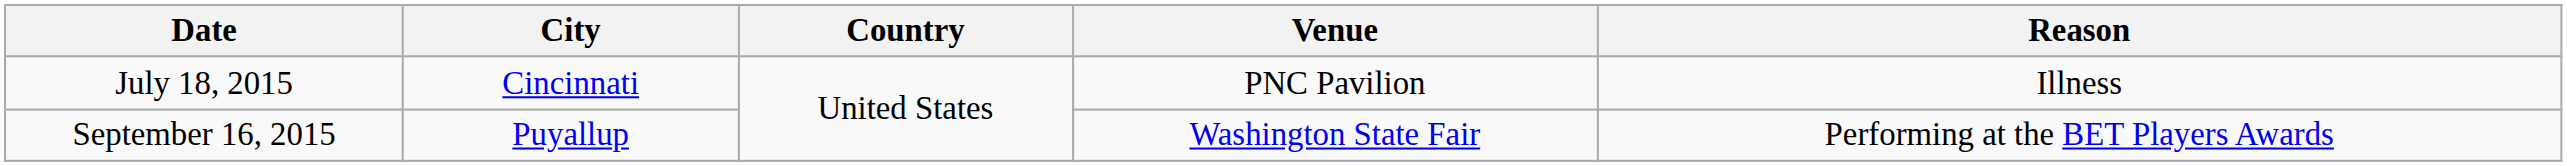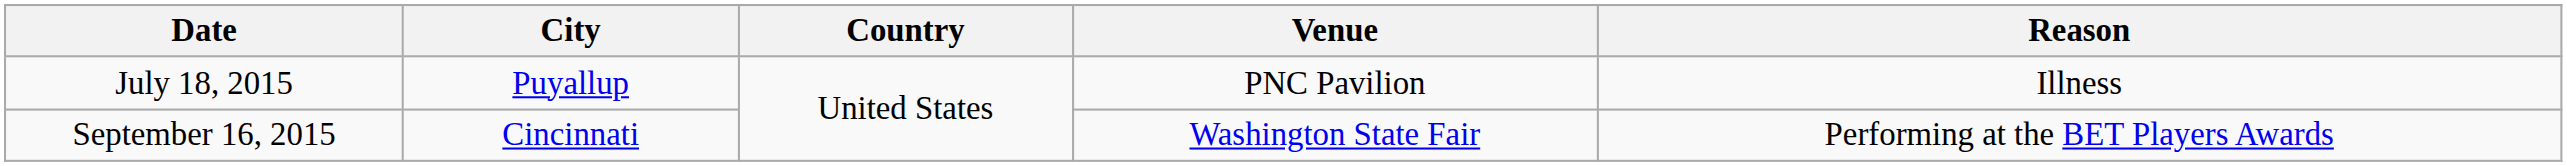(571, 82) Cincinnati -> (571, 82) Puyallup
(571, 134) Puyallup -> (571, 134) Cincinnati
